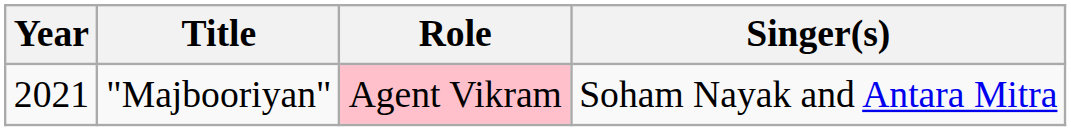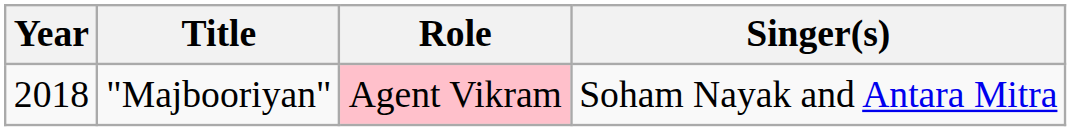(51, 93) 2021 -> (51, 93) 2018
